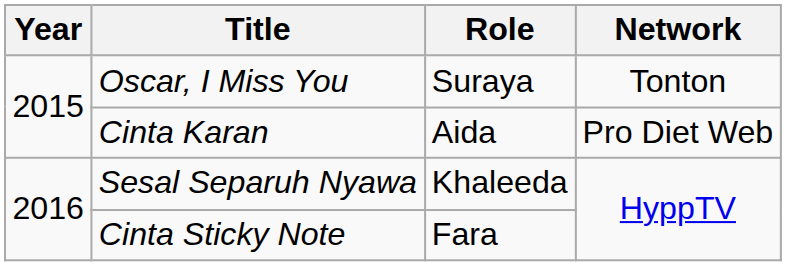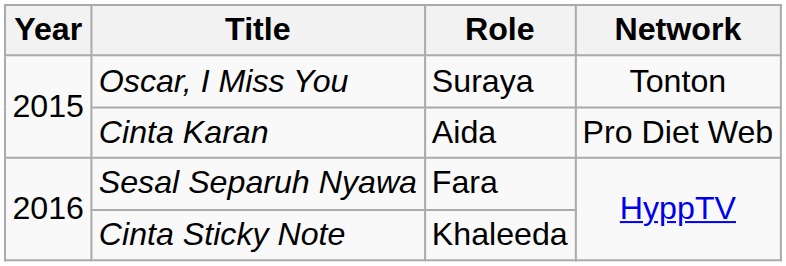(500, 183) Khaleeda -> (465, 183) Fara
(465, 234) Fara -> (500, 234) Khaleeda
